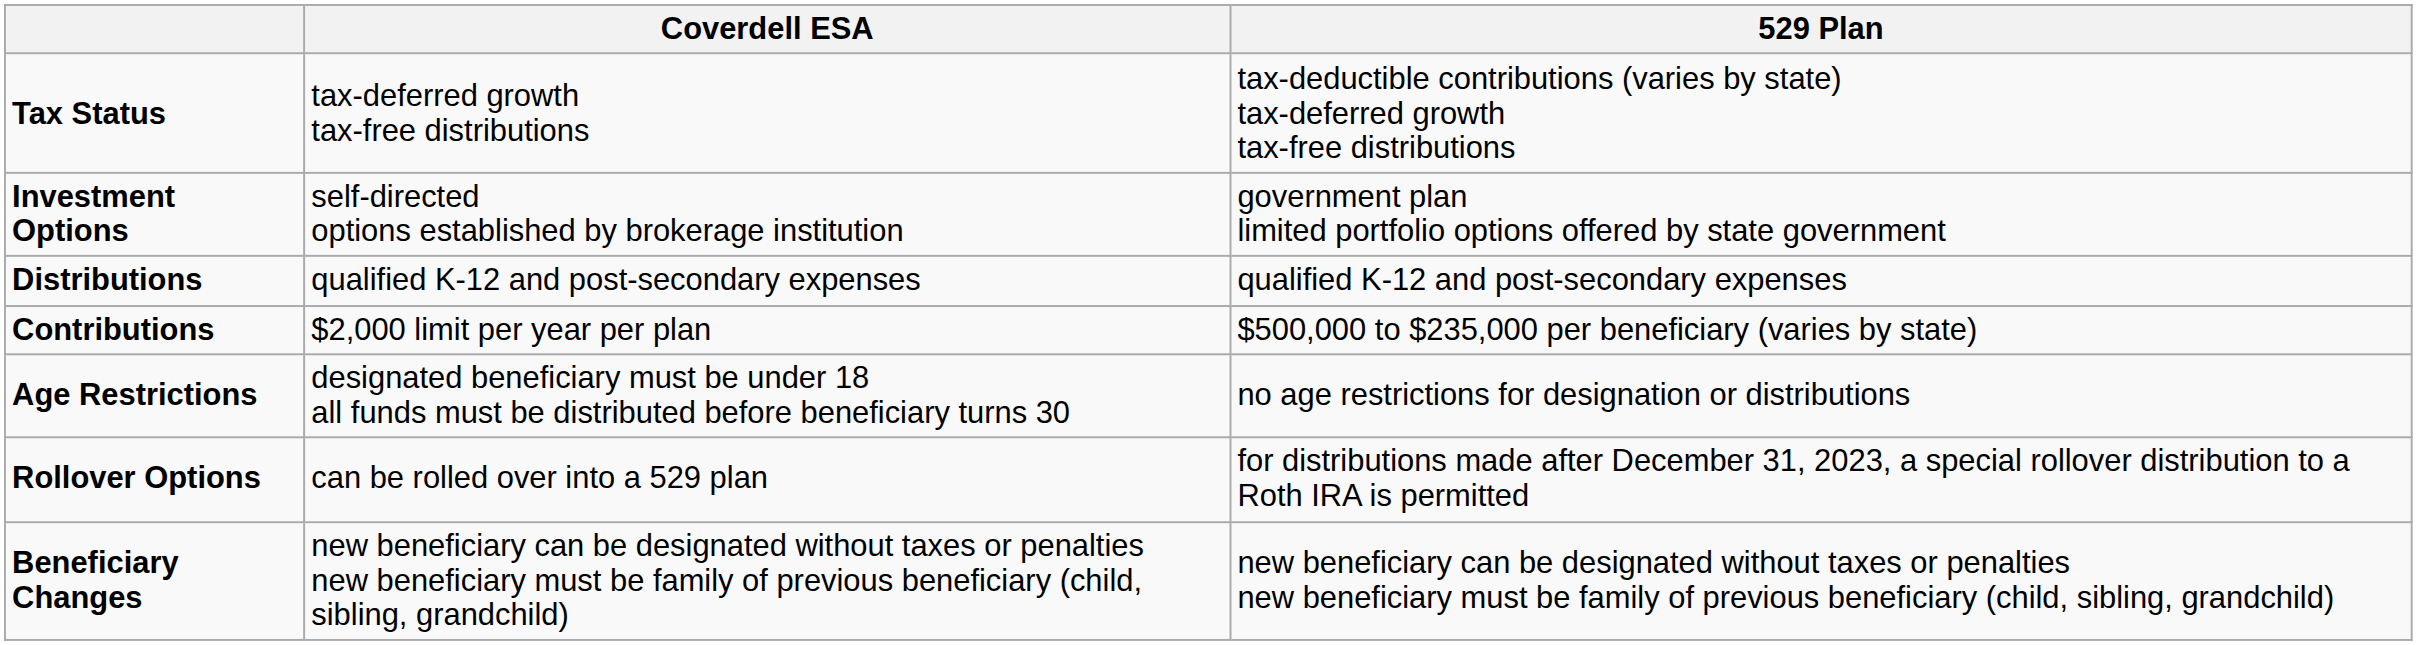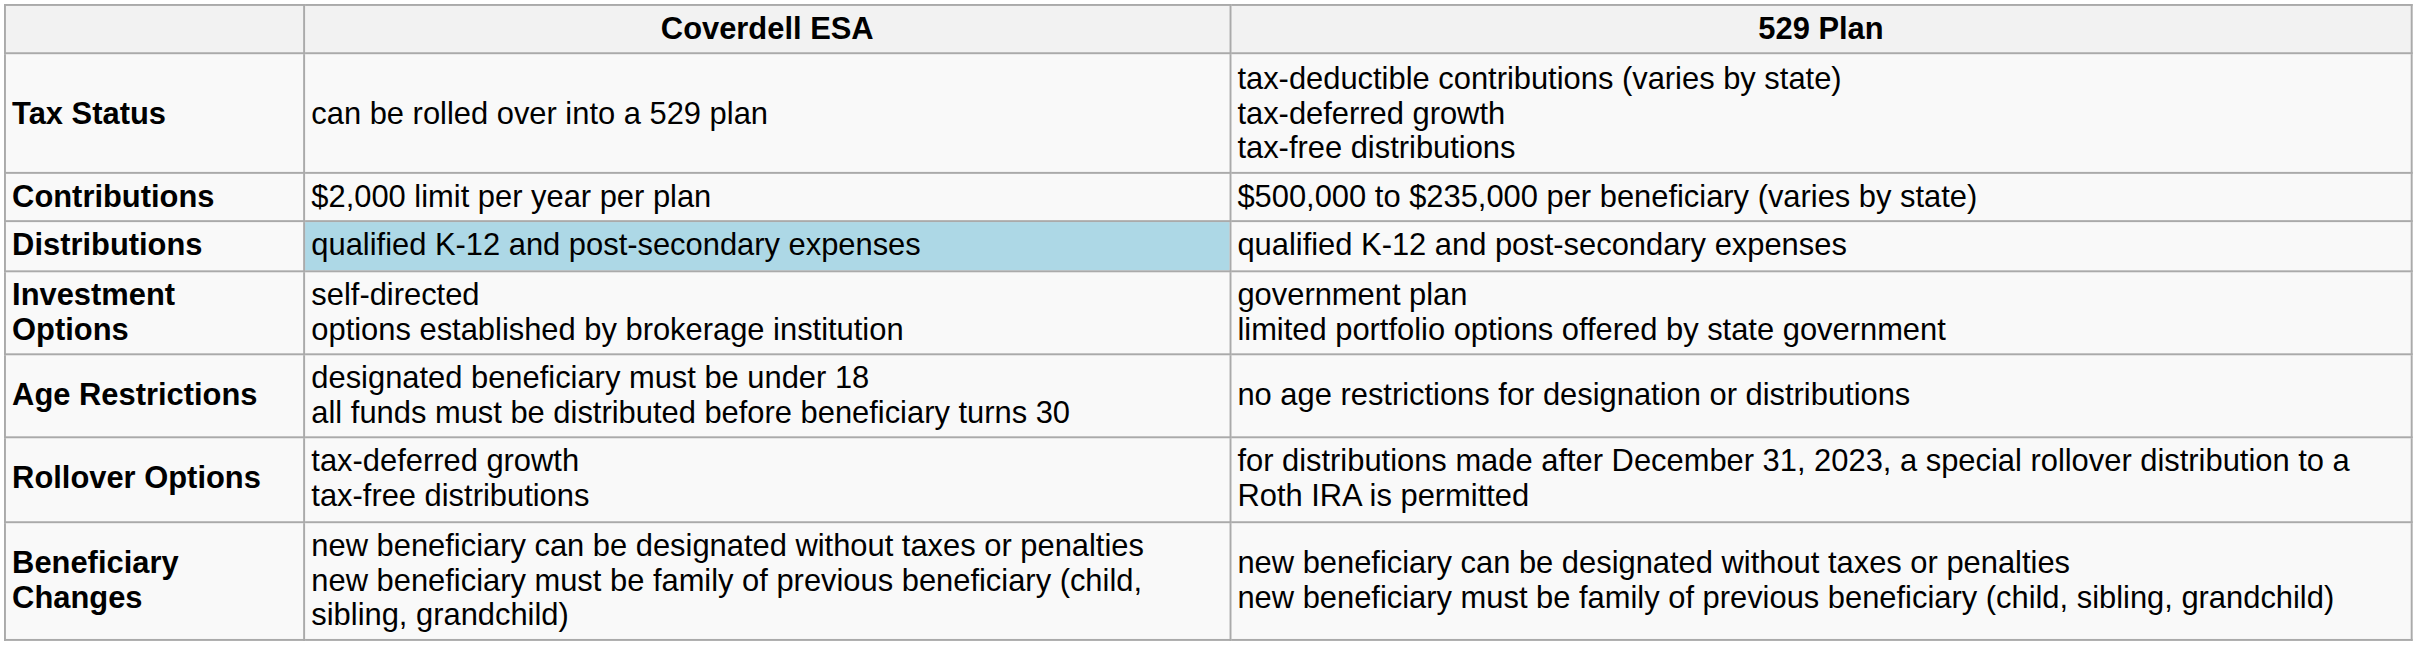(450, 112) tax-deferred growth tax-free distributions -> (540, 112) can be rolled over into a 529 plan
rows swapped: (113, 329) <-> (94, 213)
(616, 280) no background -> (616, 245) lightblue background
(540, 479) can be rolled over into a 529 plan -> (450, 479) tax-deferred growth tax-free distributions
